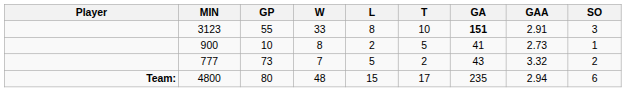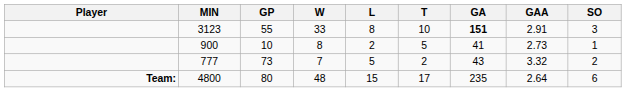(537, 78) 2.94 -> (537, 78) 2.64
